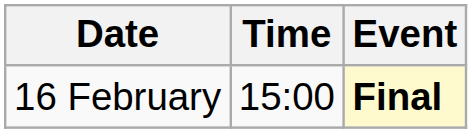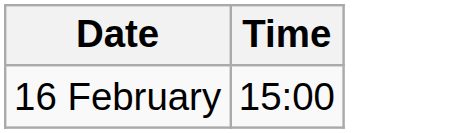- column: (405, 34)
